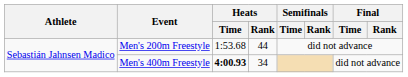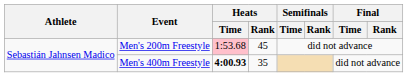(230, 47) no background -> (230, 47) pink background
(263, 47) 44 -> (263, 47) 45
(263, 63) 34 -> (263, 63) 35
